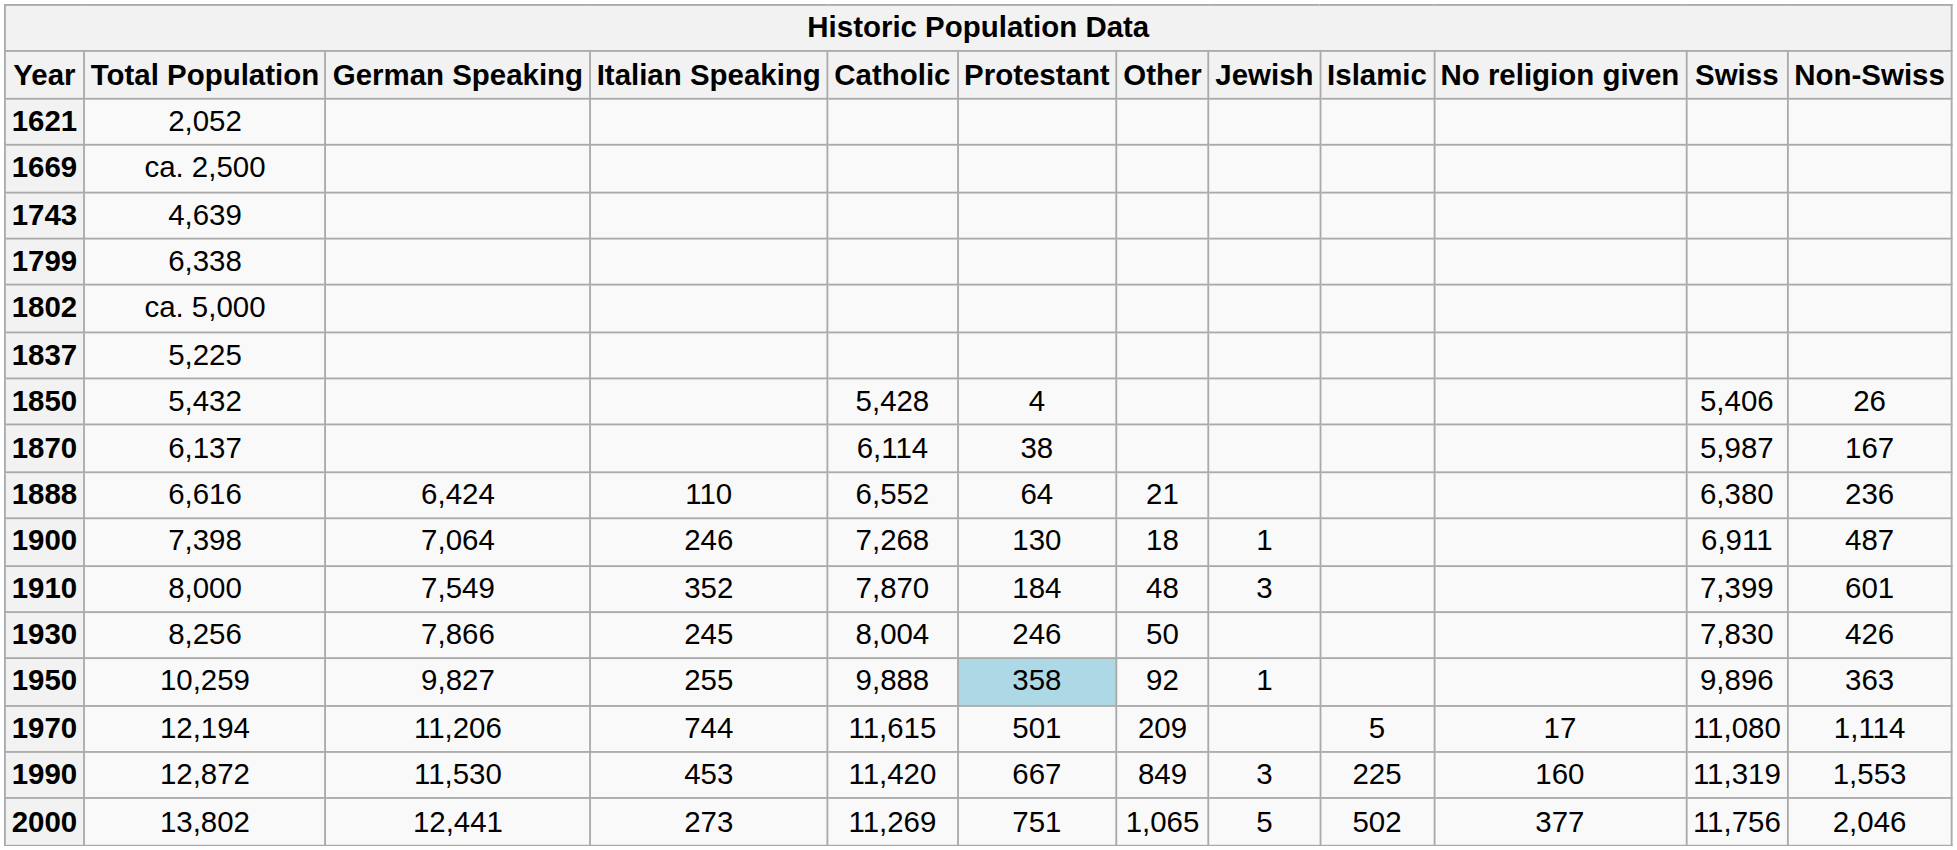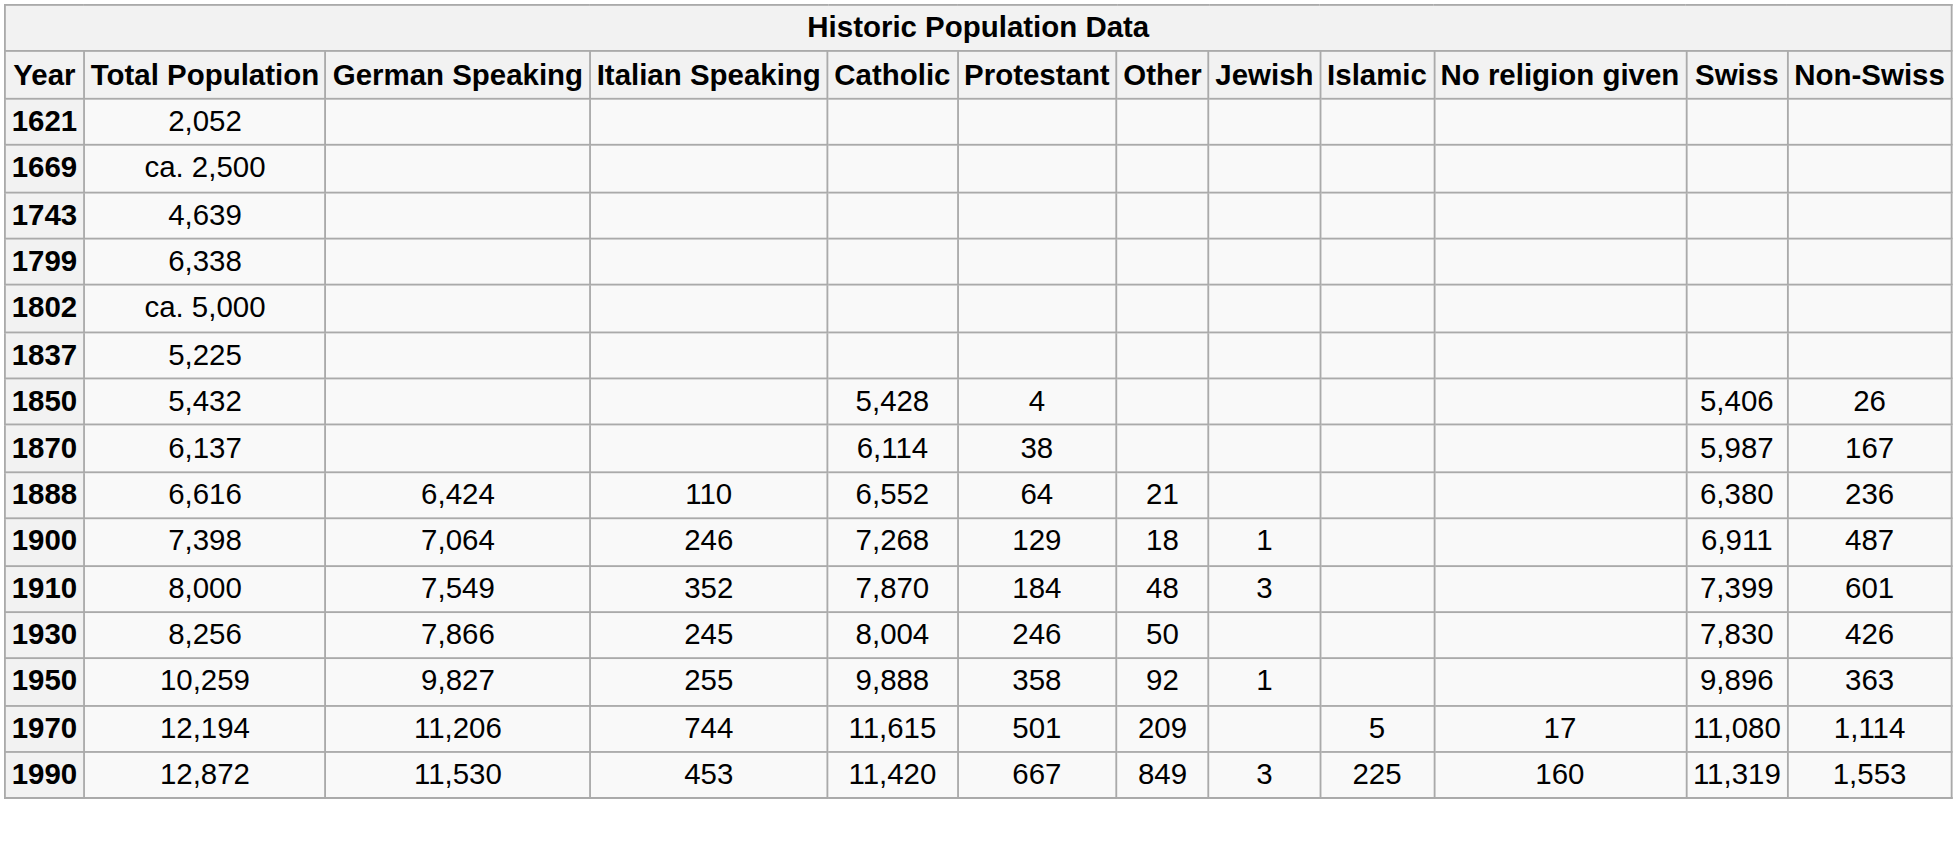(1037, 541) 130 -> (1037, 541) 129
(1037, 681) lightblue background -> (1037, 681) no background
- row: (44, 821)
